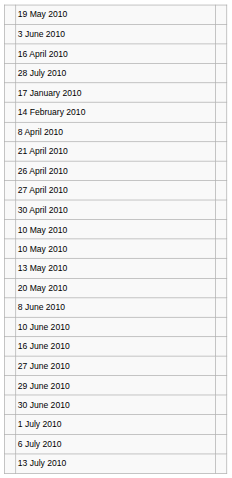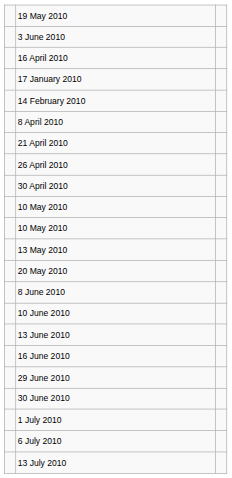- row: (10, 73)
- row: (10, 190)
+ row: (10, 335)
- row: (10, 366)
